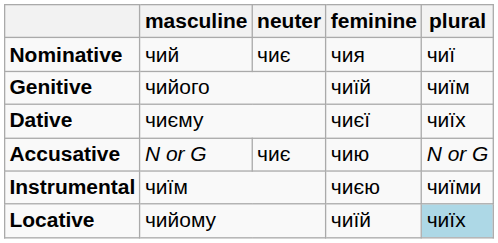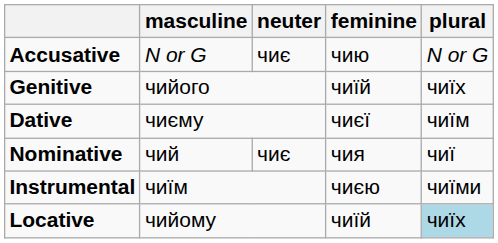rows swapped: (66, 54) <-> (65, 154)
(448, 87) чиїм -> (446, 87) чиїх
(446, 120) чиїх -> (448, 120) чиїм
